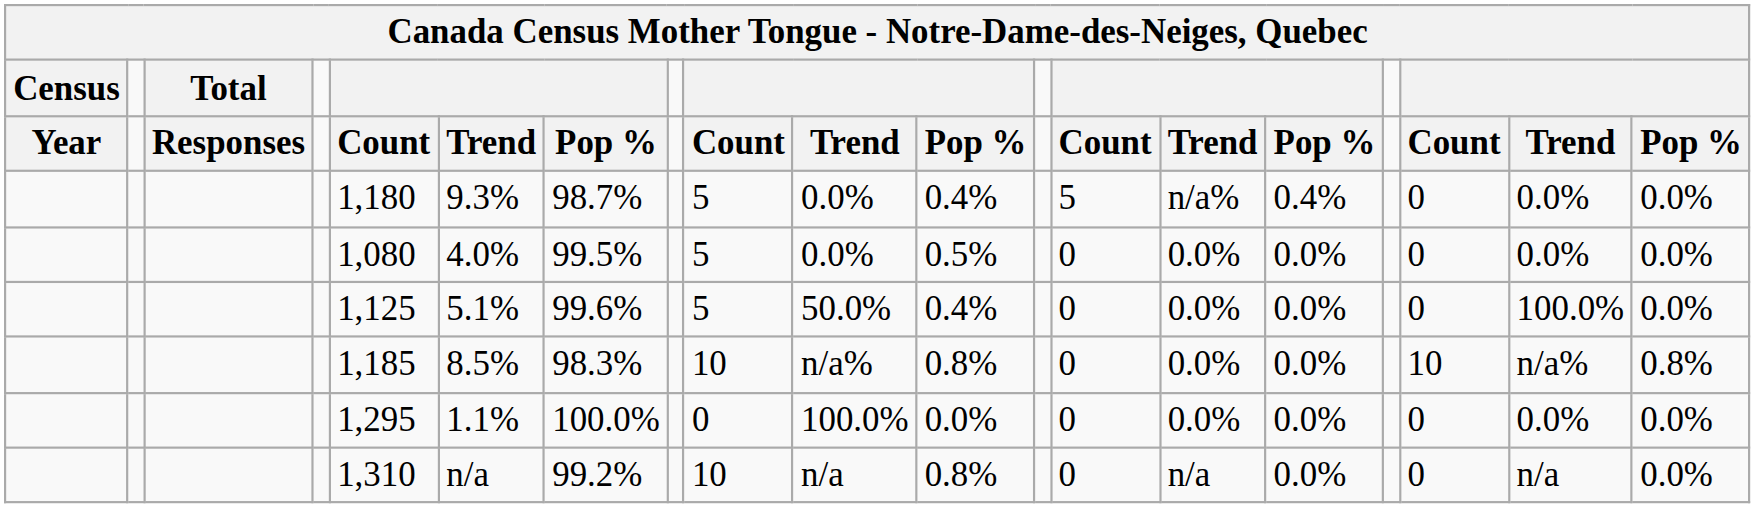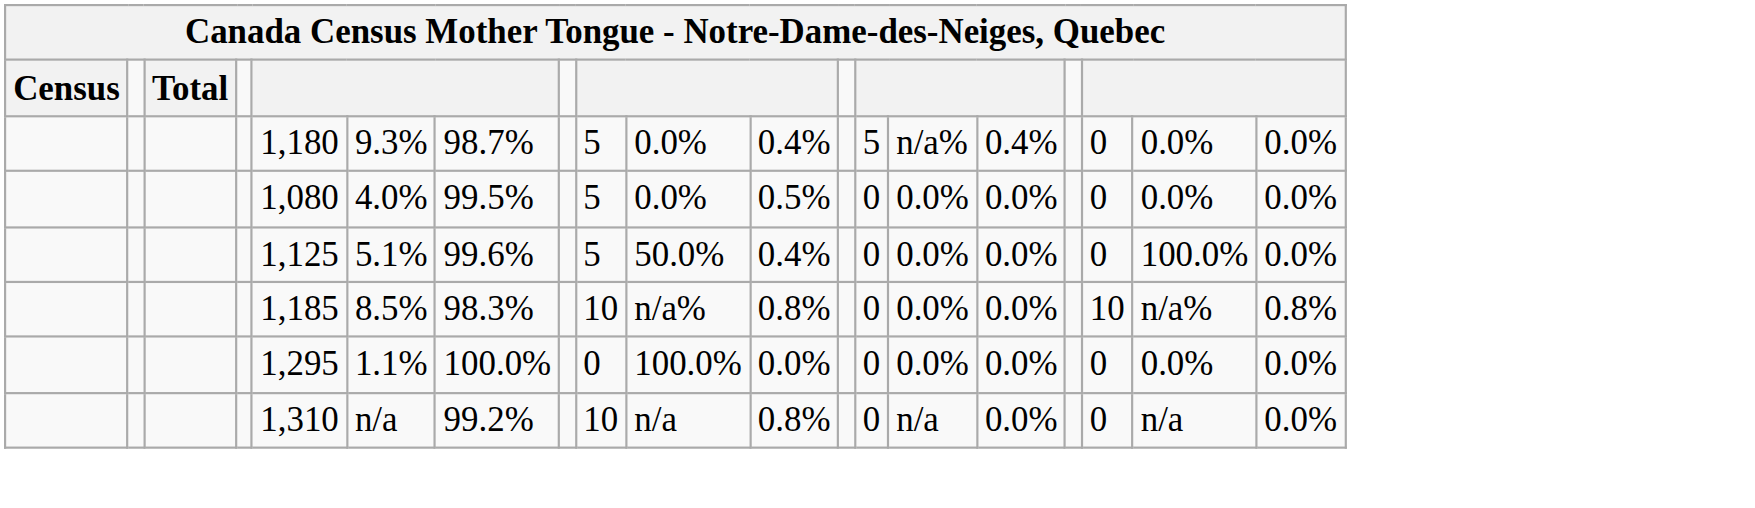- row: (66, 142)
